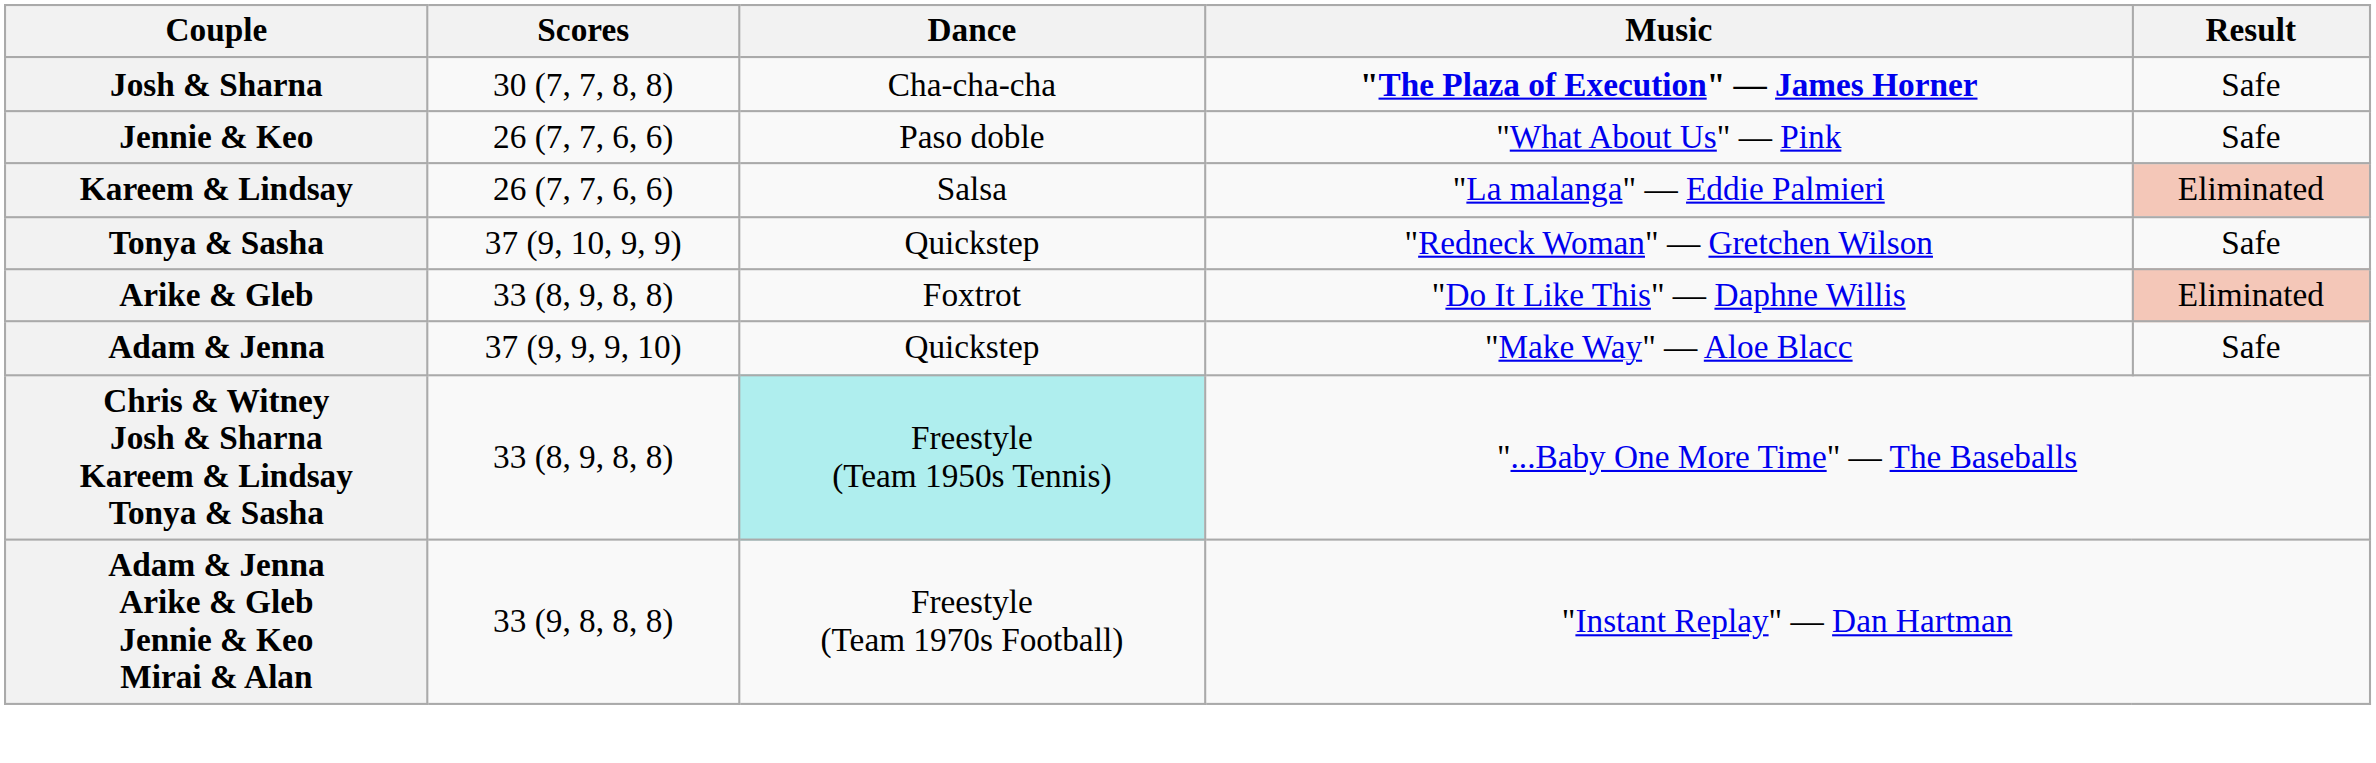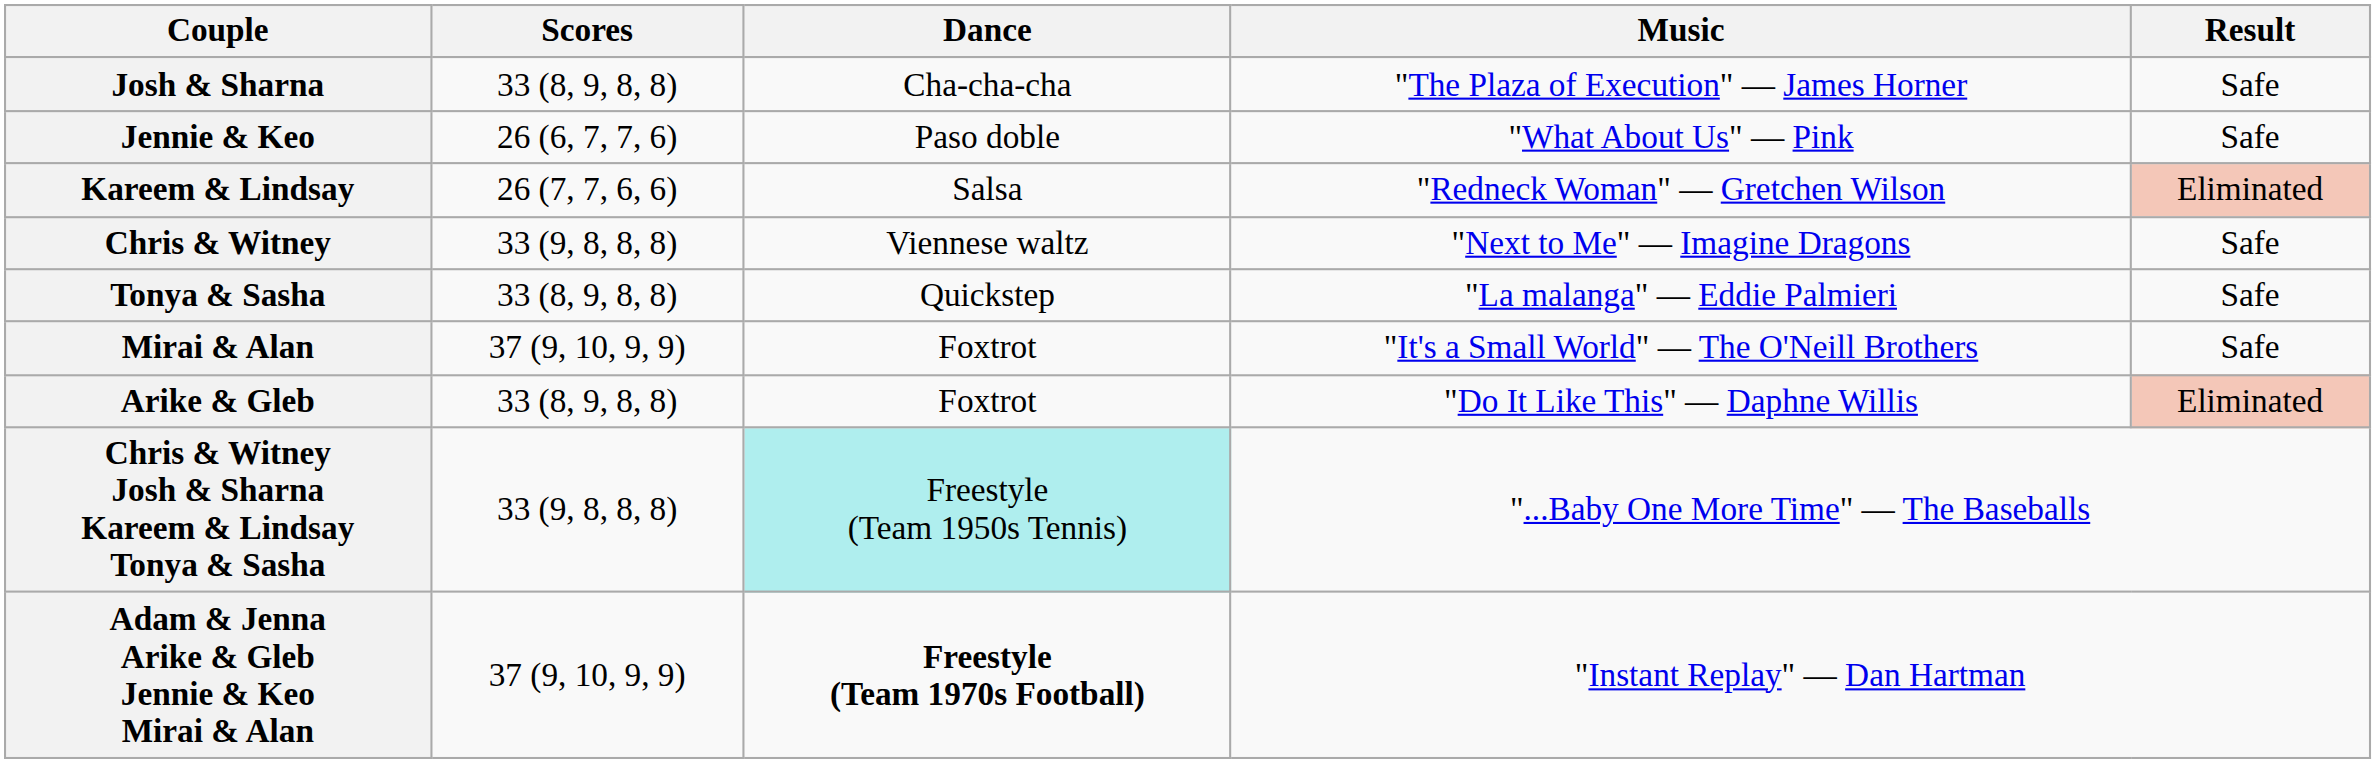(583, 83) 30 (7, 7, 8, 8) -> (587, 83) 33 (8, 9, 8, 8)
(1669, 83) bold -> (1681, 83) normal
(583, 136) 26 (7, 7, 6, 6) -> (587, 136) 26 (6, 7, 7, 6)
(1669, 189) "La malanga" — Eddie Palmieri -> (1681, 189) "Redneck Woman" — Gretchen Wilson
+ row: (218, 242)
(583, 242) 37 (9, 10, 9, 9) -> (587, 294) 33 (8, 9, 8, 8)
(1669, 242) "Redneck Woman" — Gretchen Wilson -> (1681, 294) "La malanga" — Eddie Palmieri
+ row: (218, 347)
- row: (216, 347)
(583, 456) 33 (8, 9, 8, 8) -> (587, 509) 33 (9, 8, 8, 8)
(583, 621) 33 (9, 8, 8, 8) -> (587, 674) 37 (9, 10, 9, 9)
(972, 621) normal -> (987, 674) bold
